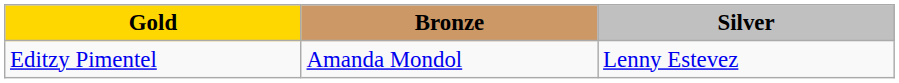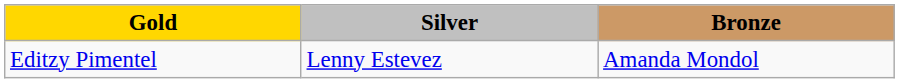columns swapped: (746, 22) <-> (450, 22)
